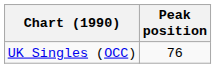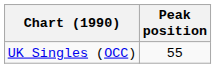(175, 53) 76 -> (175, 53) 55
